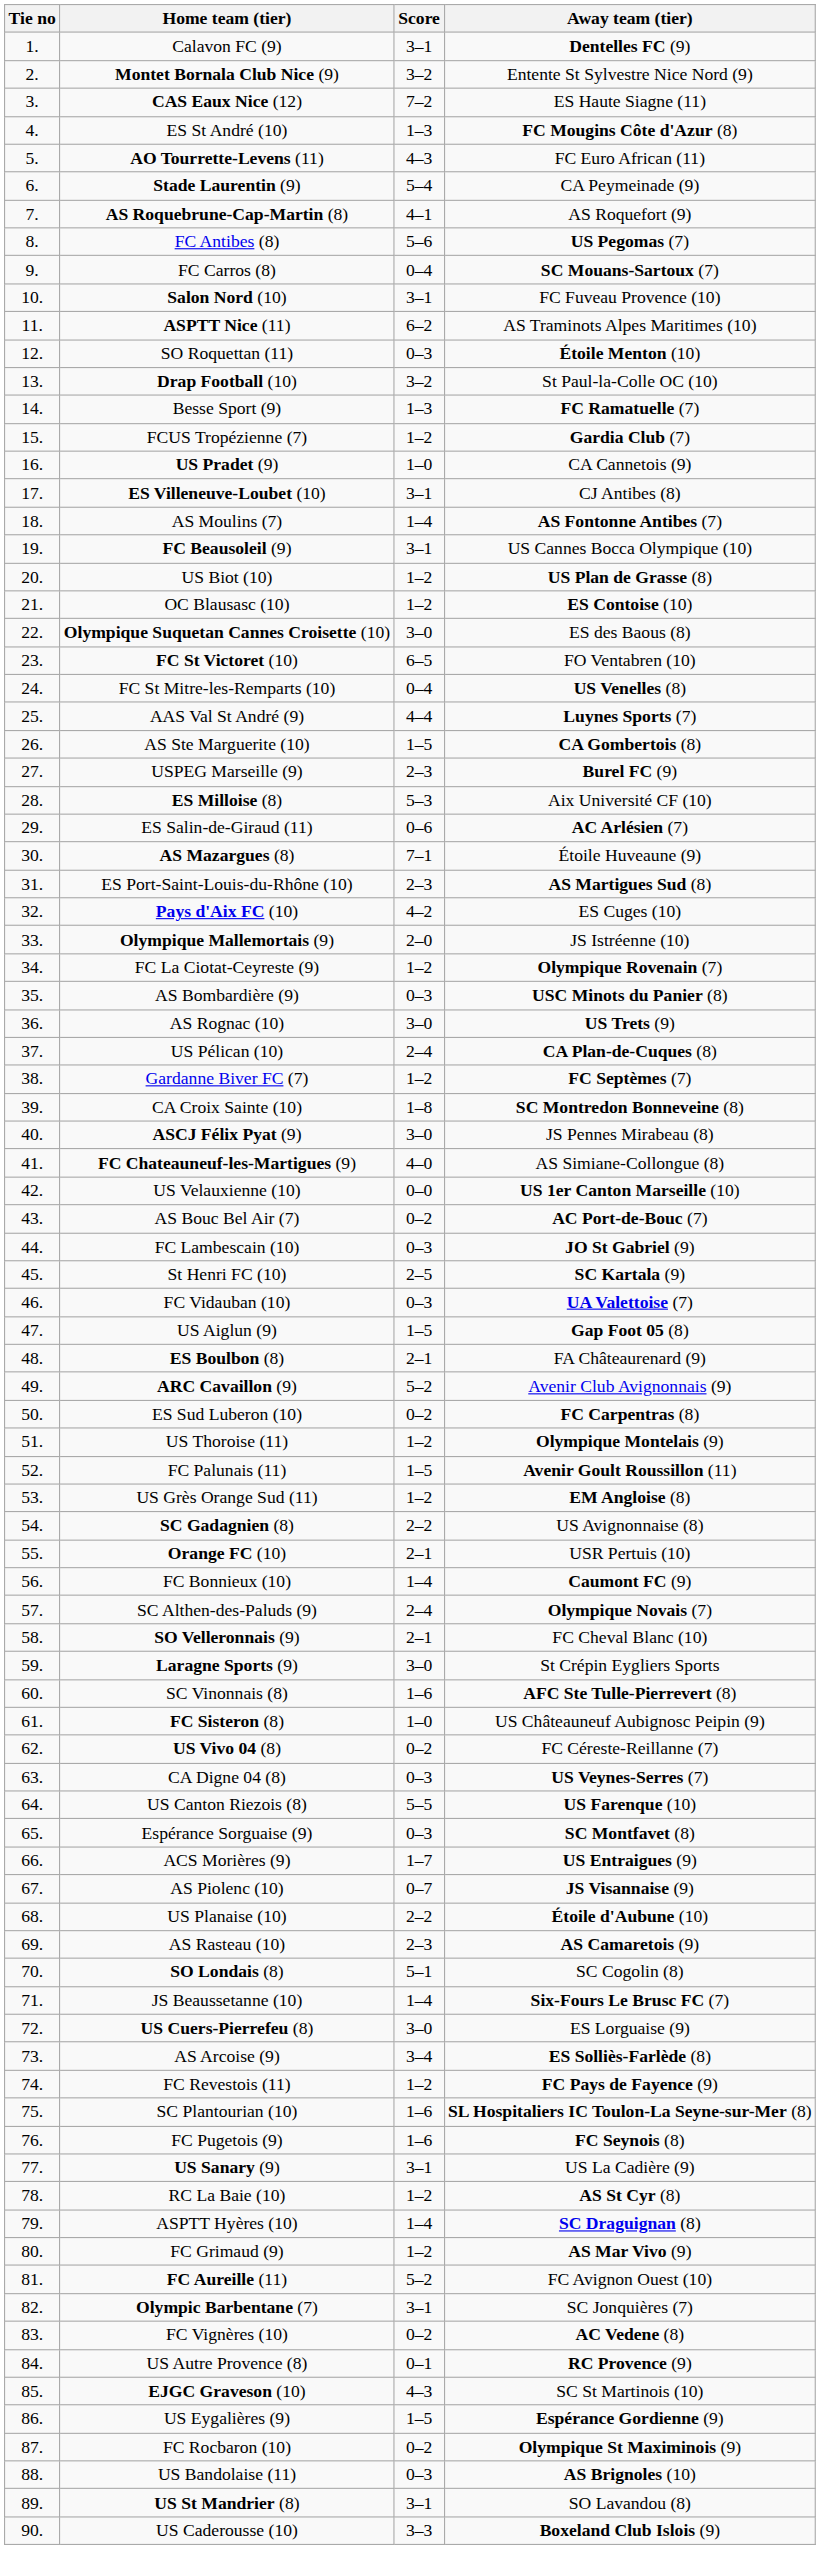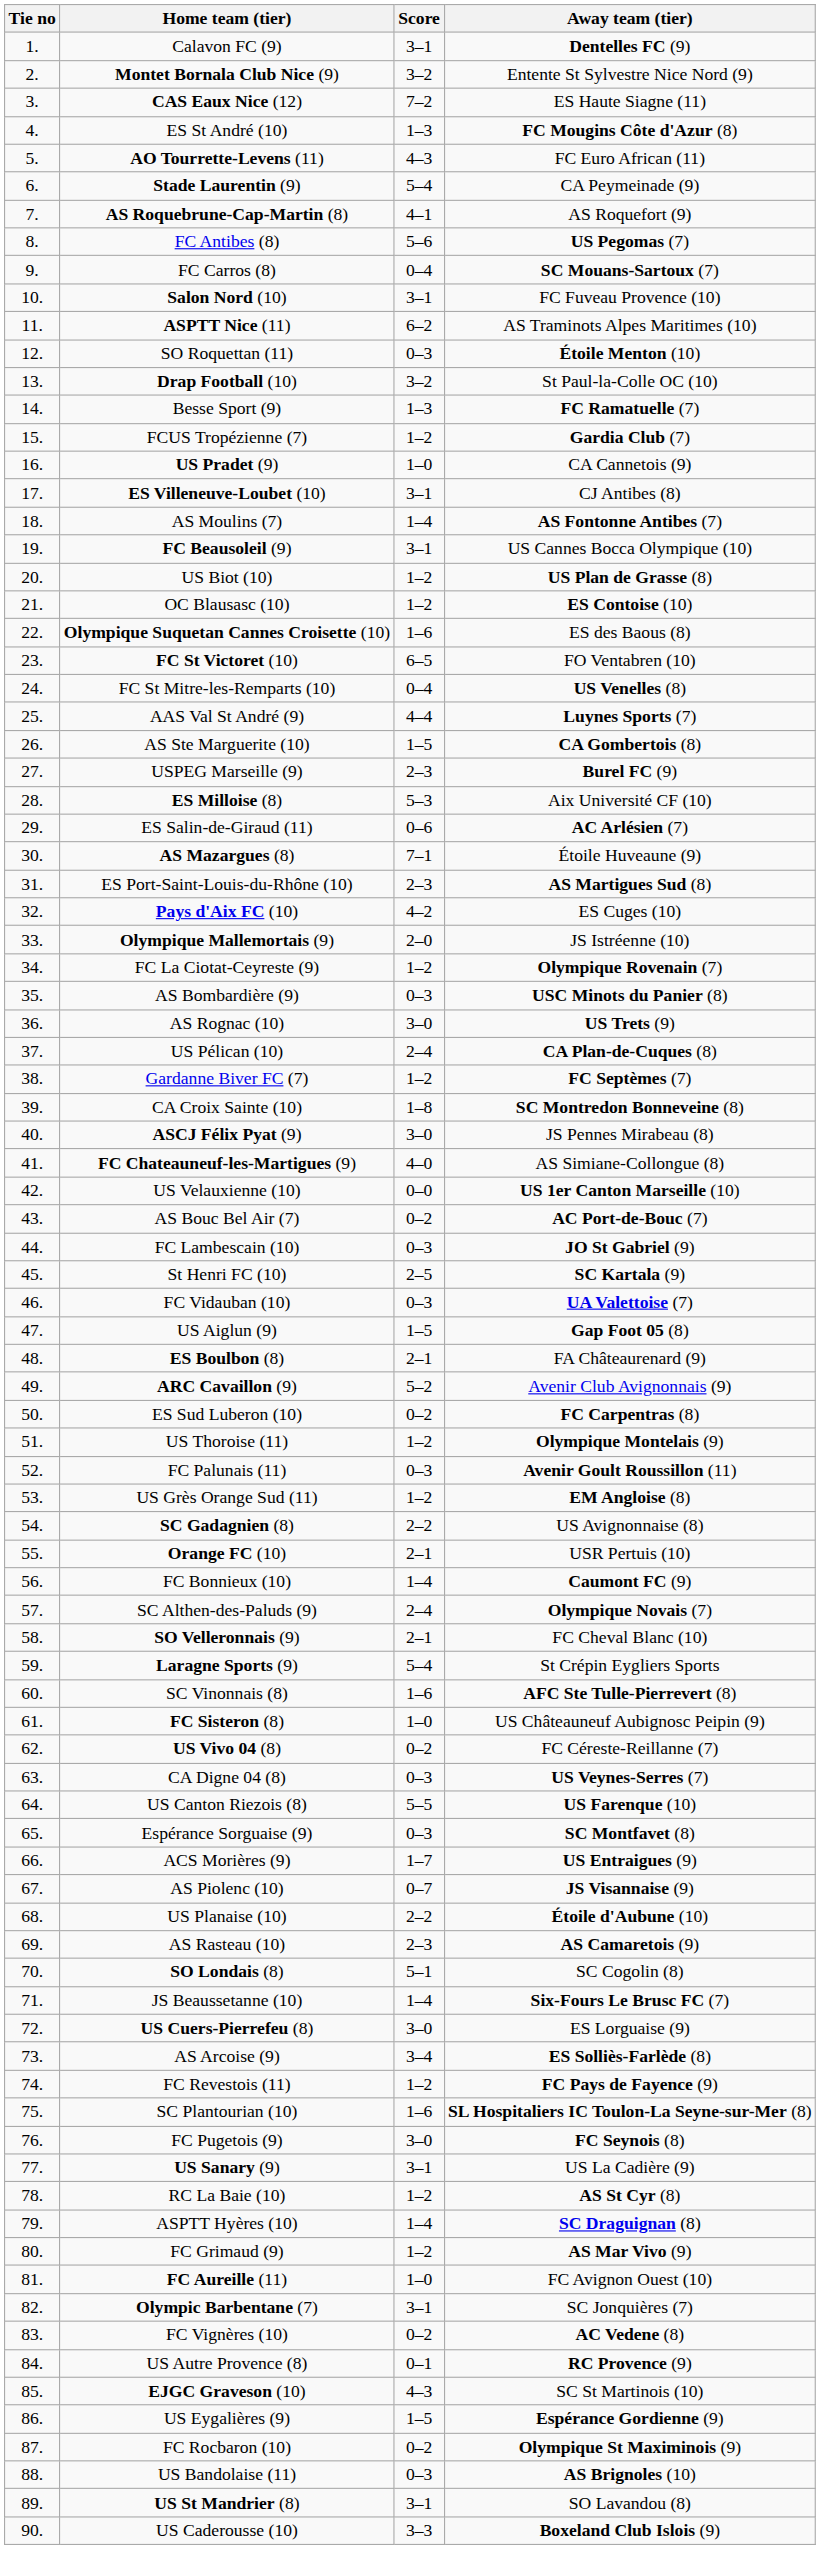(419, 632) 3–0 -> (419, 632) 1–6
(419, 1469) 1–5 -> (419, 1469) 0–3
(419, 1665) 3–0 -> (419, 1665) 5–4
(419, 2139) 1–6 -> (419, 2139) 3–0
(419, 2279) 5–2 -> (419, 2279) 1–0
